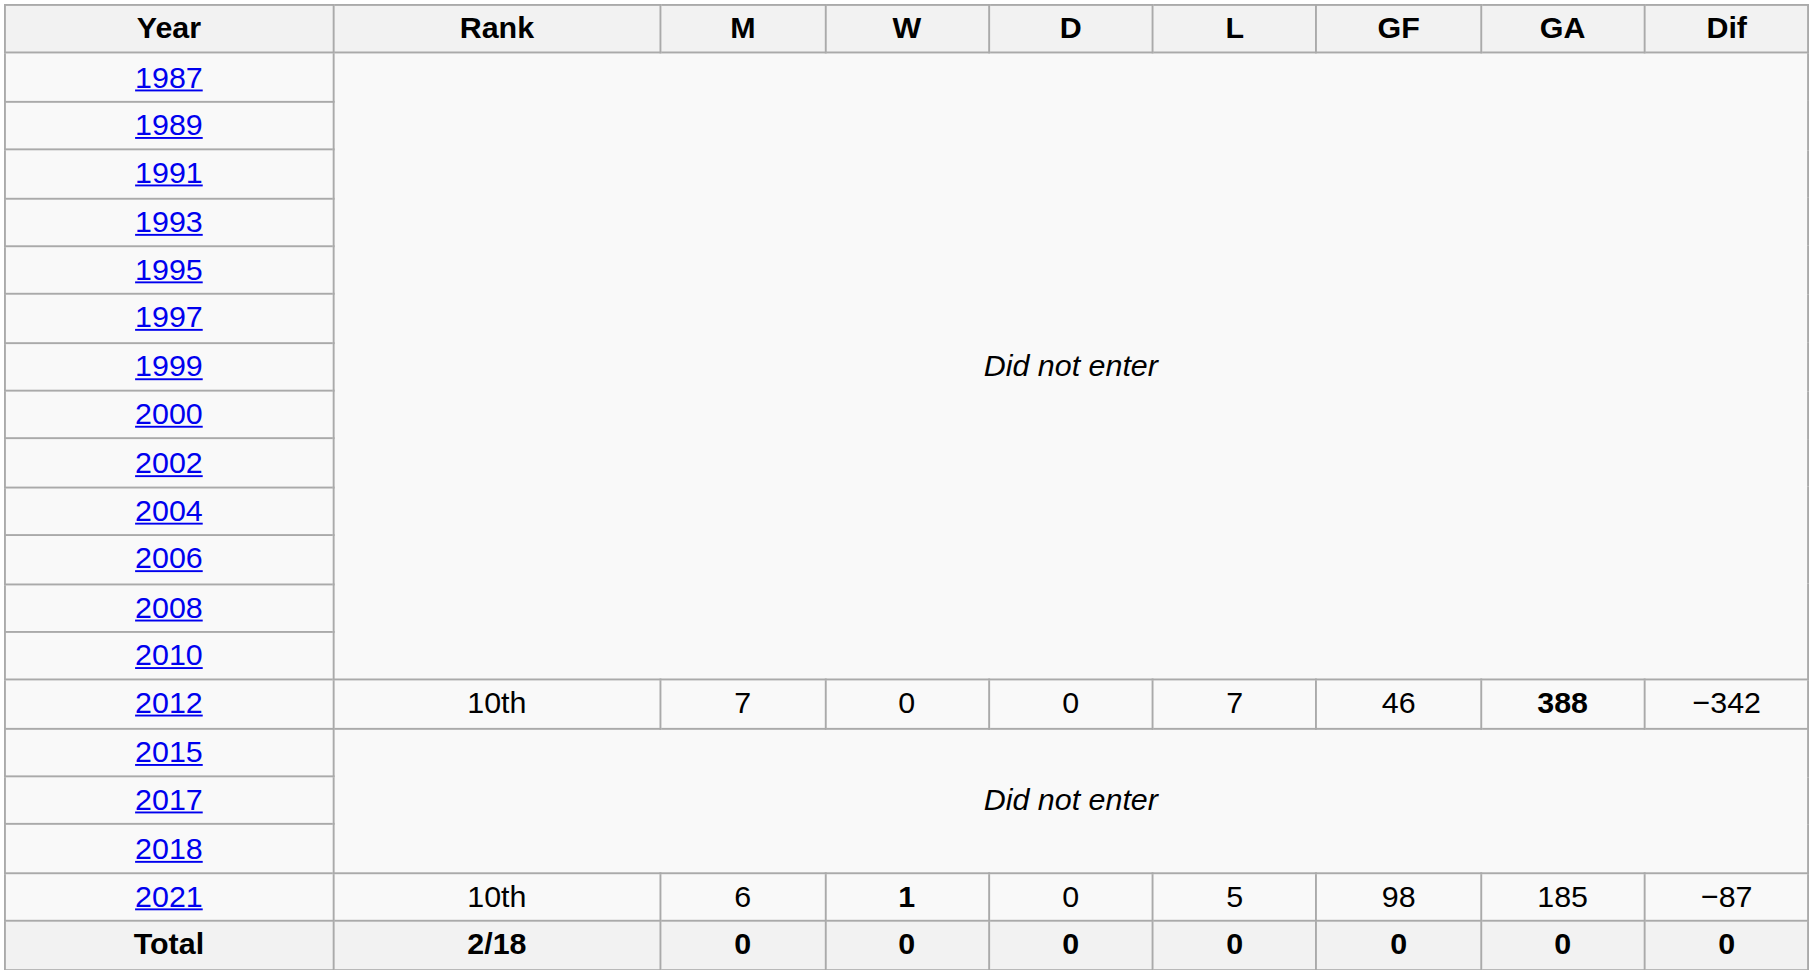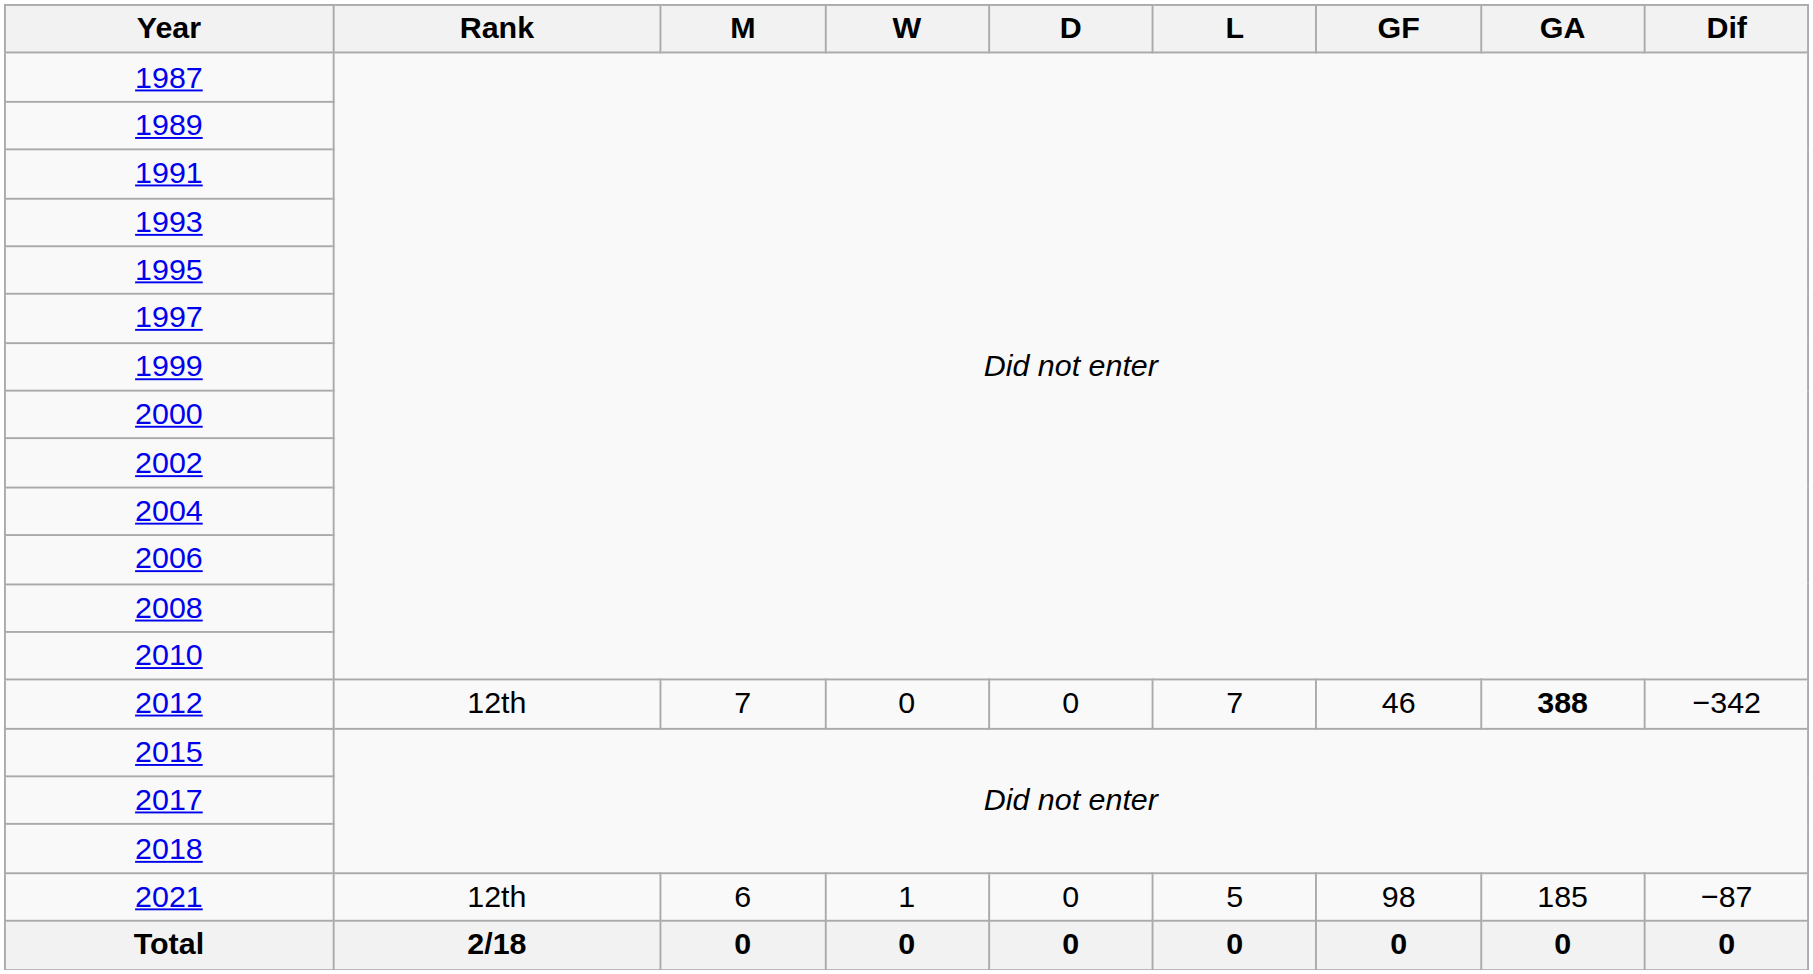(497, 703) 10th -> (497, 703) 12th
(497, 896) 10th -> (497, 896) 12th
(907, 896) bold -> (907, 896) normal
